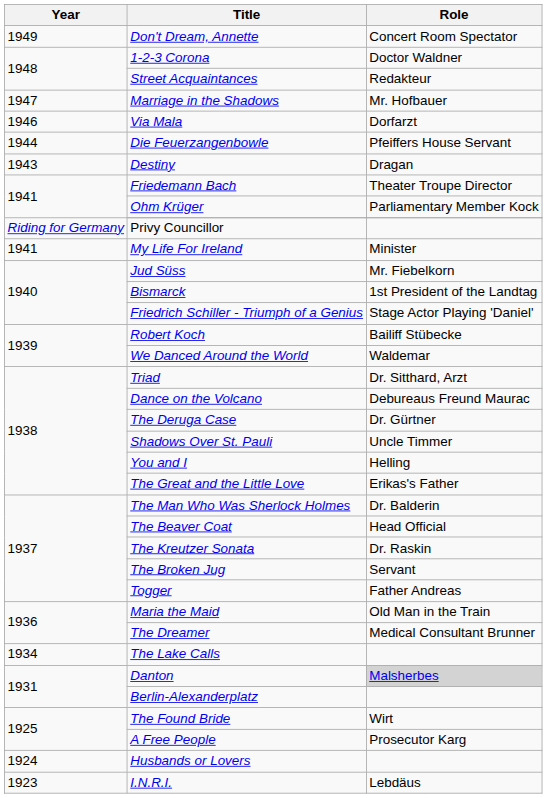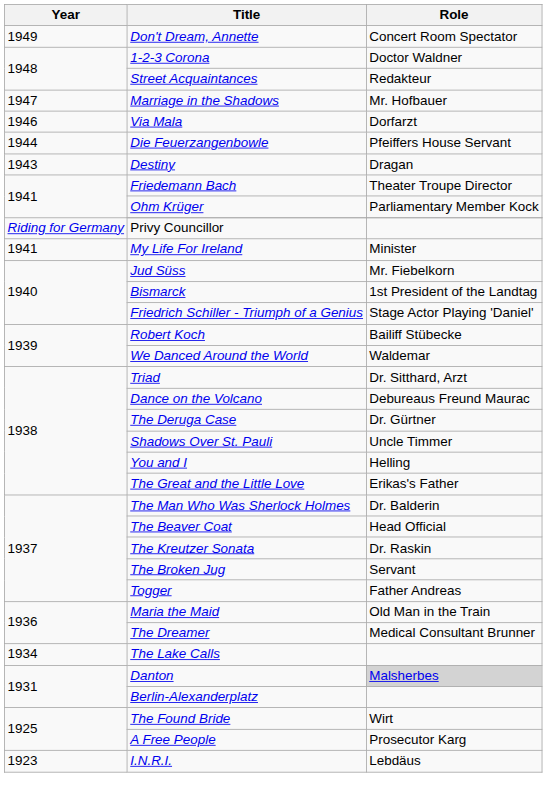- row: (190, 761)
